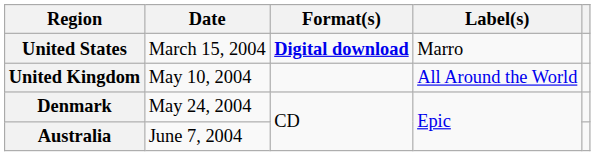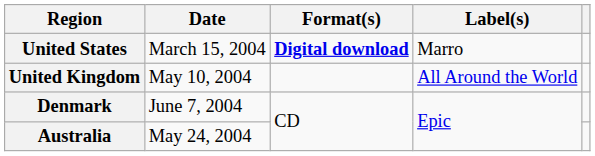(200, 106) May 24, 2004 -> (195, 106) June 7, 2004
(195, 135) June 7, 2004 -> (200, 135) May 24, 2004
